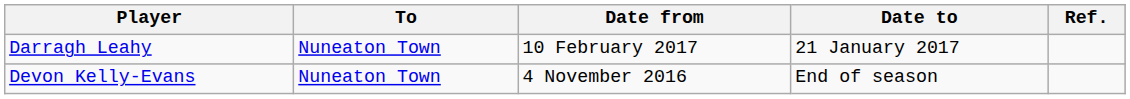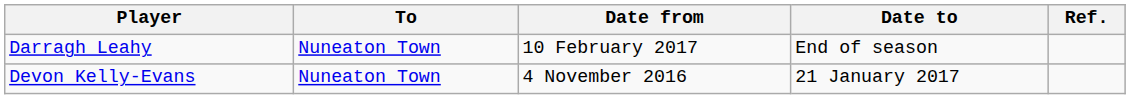(878, 49) 21 January 2017 -> (867, 49) End of season
(867, 79) End of season -> (878, 79) 21 January 2017
